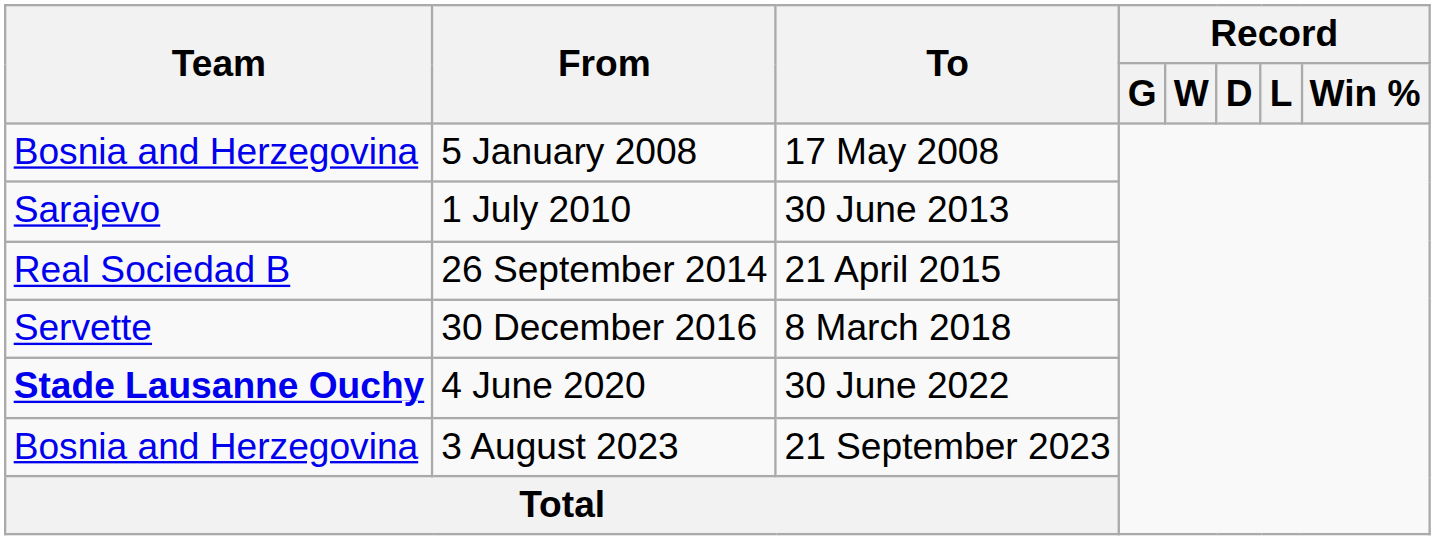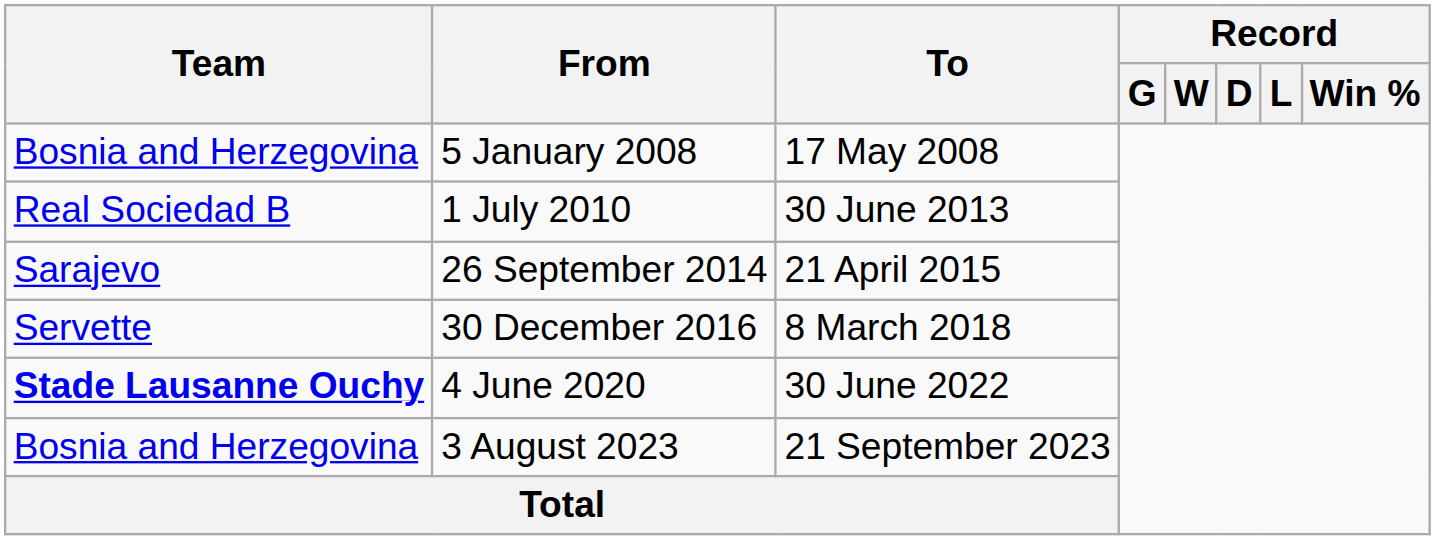(87, 210) Sarajevo -> (152, 210) Real Sociedad B
(152, 269) Real Sociedad B -> (87, 269) Sarajevo
